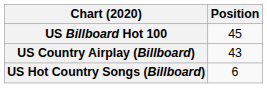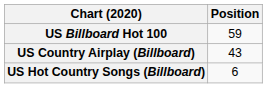(235, 33) 45 -> (235, 33) 59
